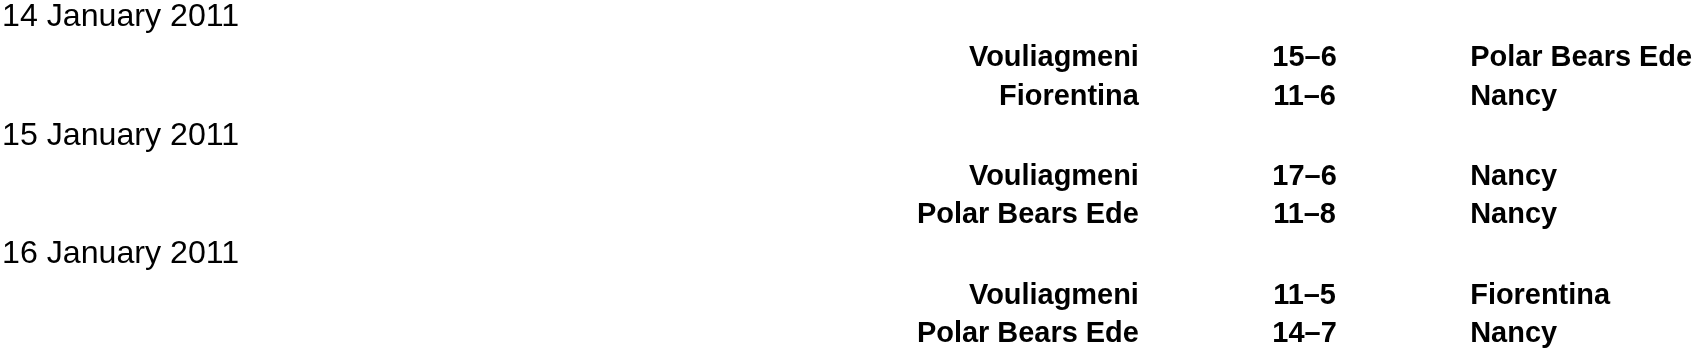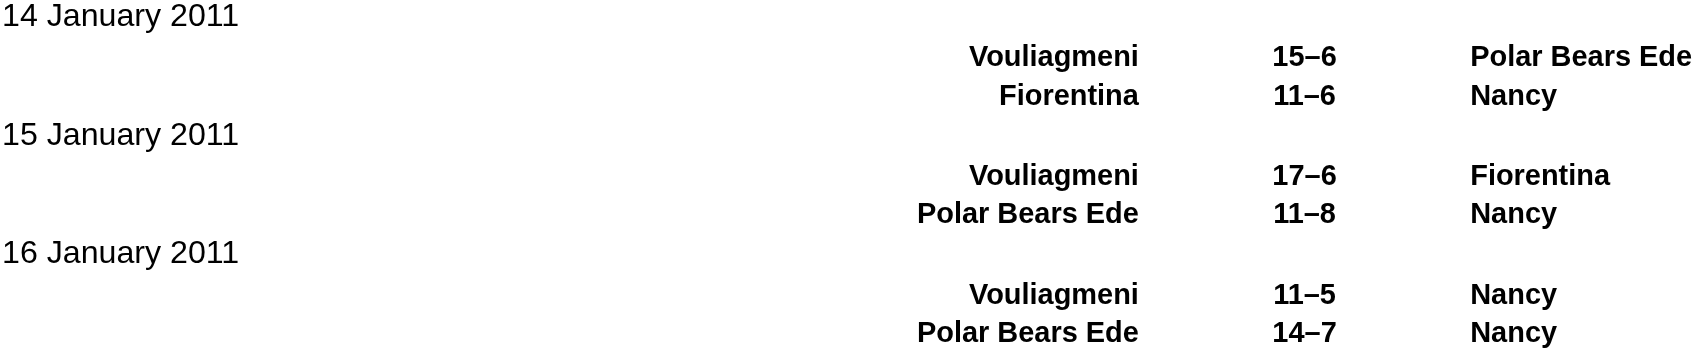(1514, 175) Nancy -> (1540, 175) Fiorentina
(1540, 294) Fiorentina -> (1514, 294) Nancy
